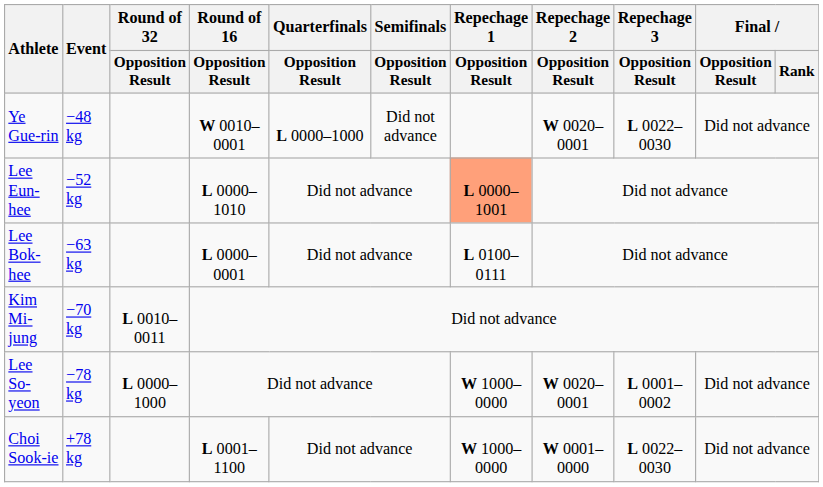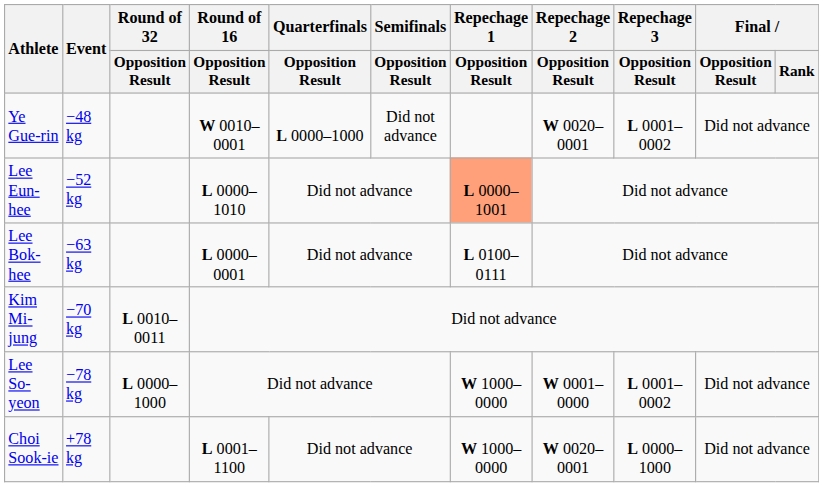(655, 135) L 0022–0030 -> (655, 135) L 0001–0002
(573, 394) W 0020–0001 -> (573, 394) W 0001–0000
(573, 458) W 0001–0000 -> (573, 458) W 0020–0001
(655, 458) L 0022–0030 -> (655, 458) L 0000–1000
